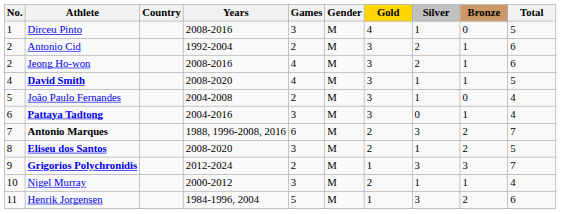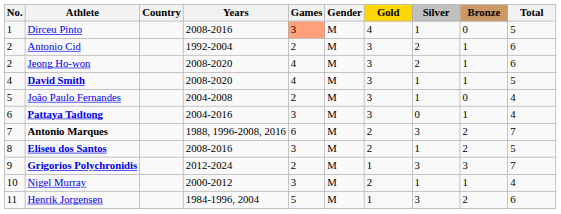(293, 30) no background -> (293, 30) lightsalmon background
(209, 64) 2008-2016 -> (209, 64) 2008-2020
(209, 149) 2008-2020 -> (209, 149) 2008-2016
